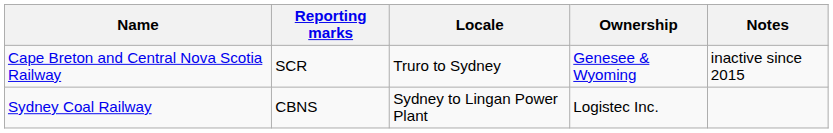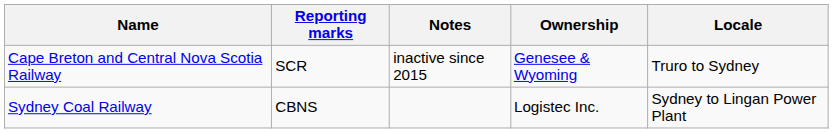columns swapped: (480, 25) <-> (768, 25)
